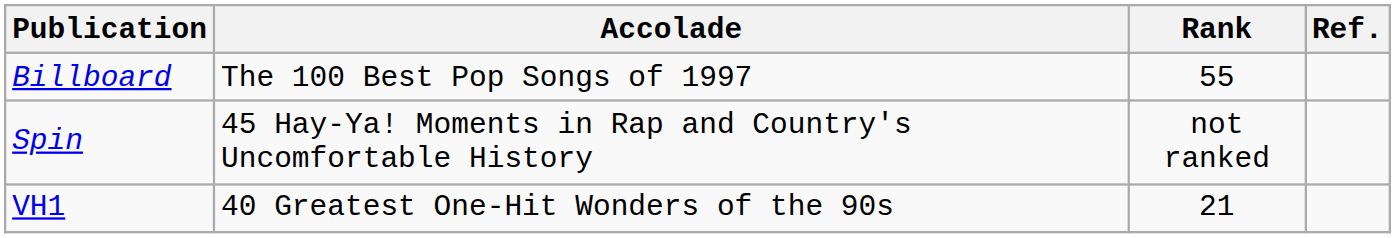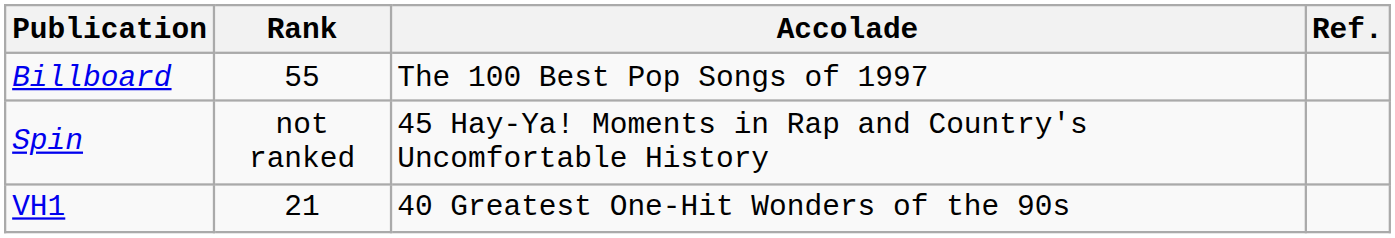columns swapped: (671, 29) <-> (1217, 29)
